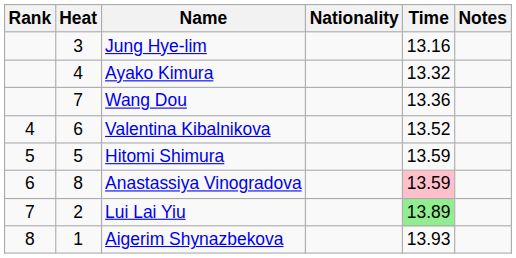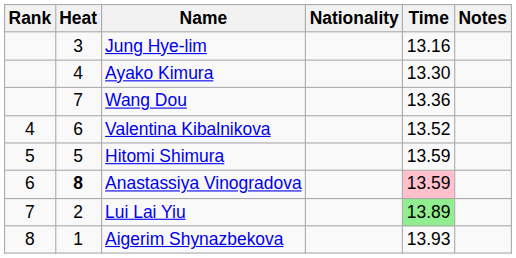(429, 73) 13.32 -> (429, 73) 13.30
(78, 184) normal -> (78, 184) bold
